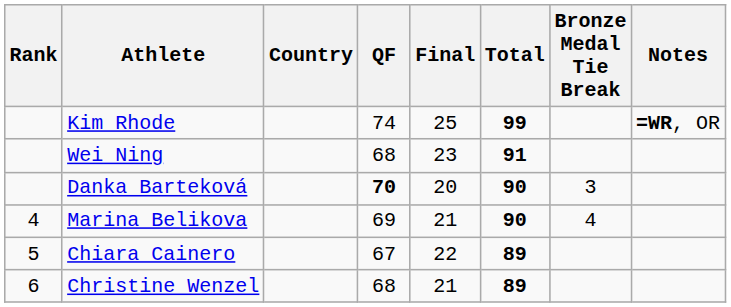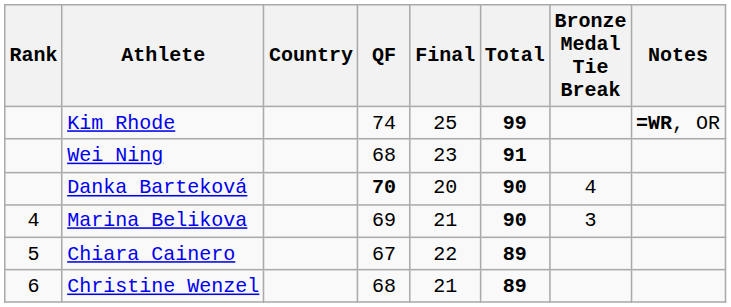(590, 188) 3 -> (590, 188) 4
(590, 221) 4 -> (590, 221) 3
